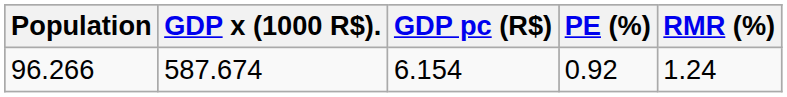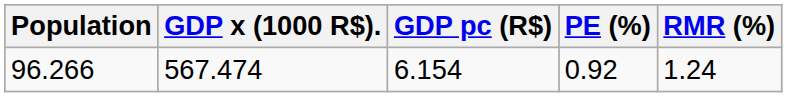(213, 69) 587.674 -> (213, 69) 567.474
